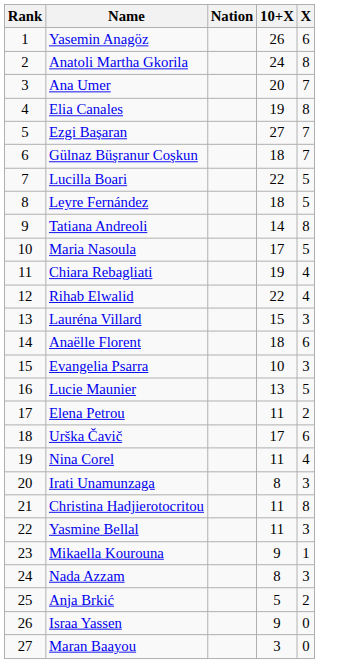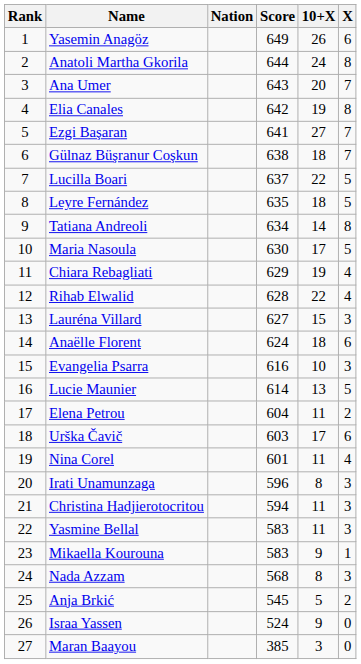+ column: (277, 16)
(306, 506) 8 -> (348, 506) 3
